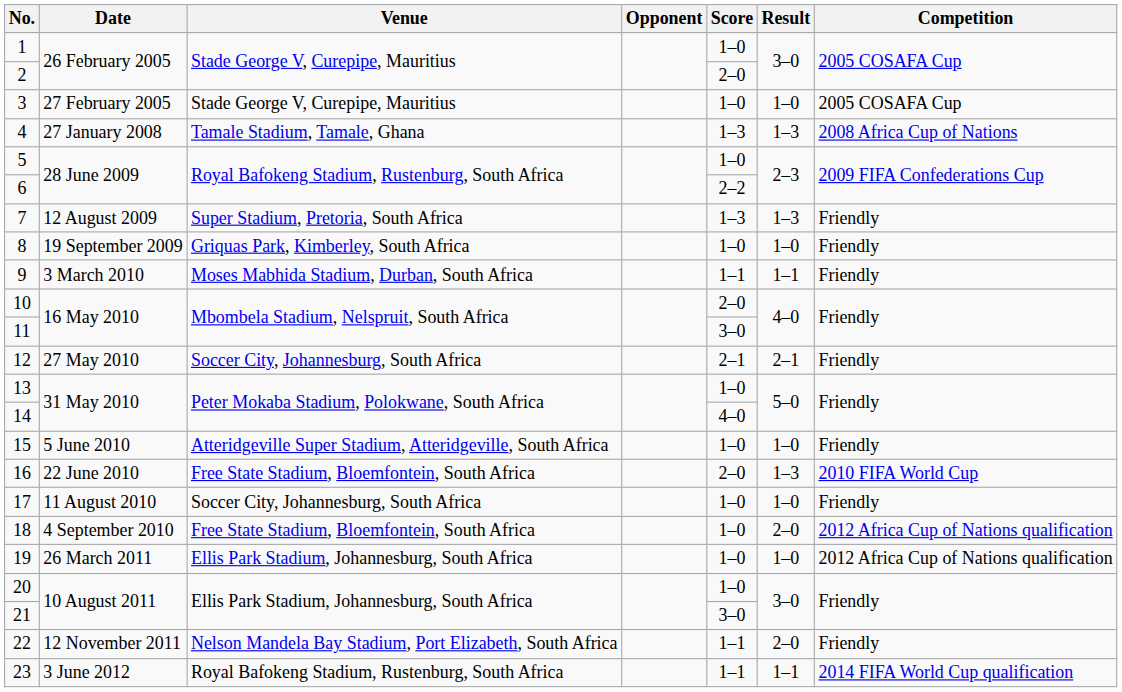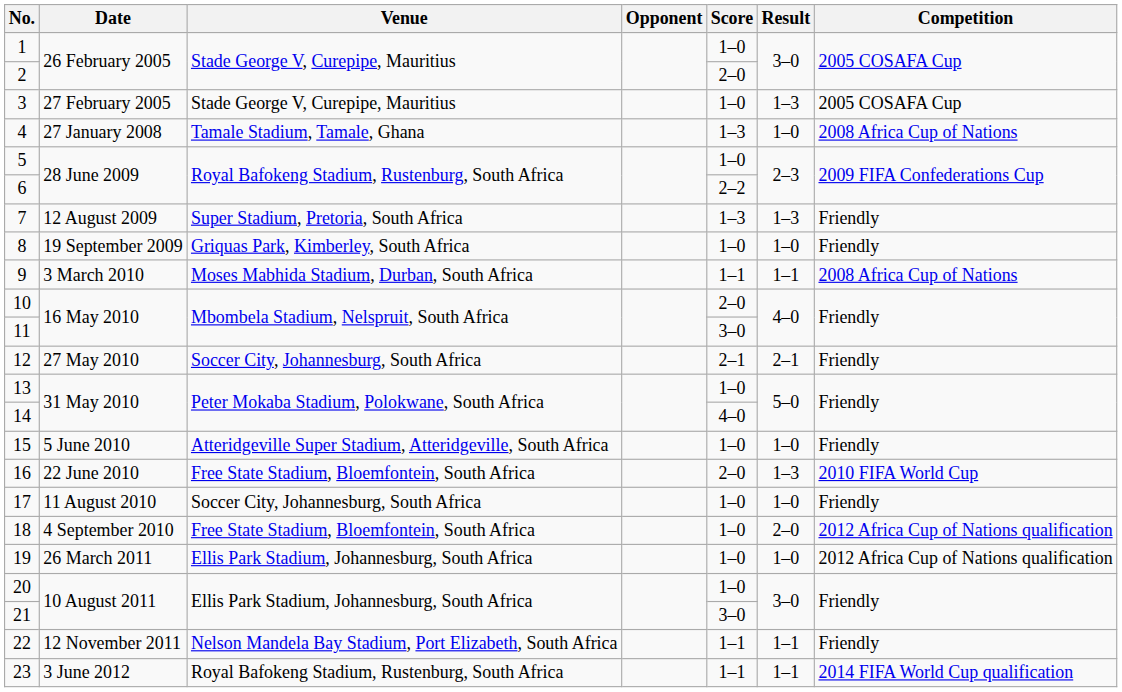(786, 103) 1–0 -> (786, 103) 1–3
(786, 132) 1–3 -> (786, 132) 1–0
(849, 274) Friendly -> (918, 274) 2008 Africa Cup of Nations
(786, 643) 2–0 -> (786, 643) 1–1
